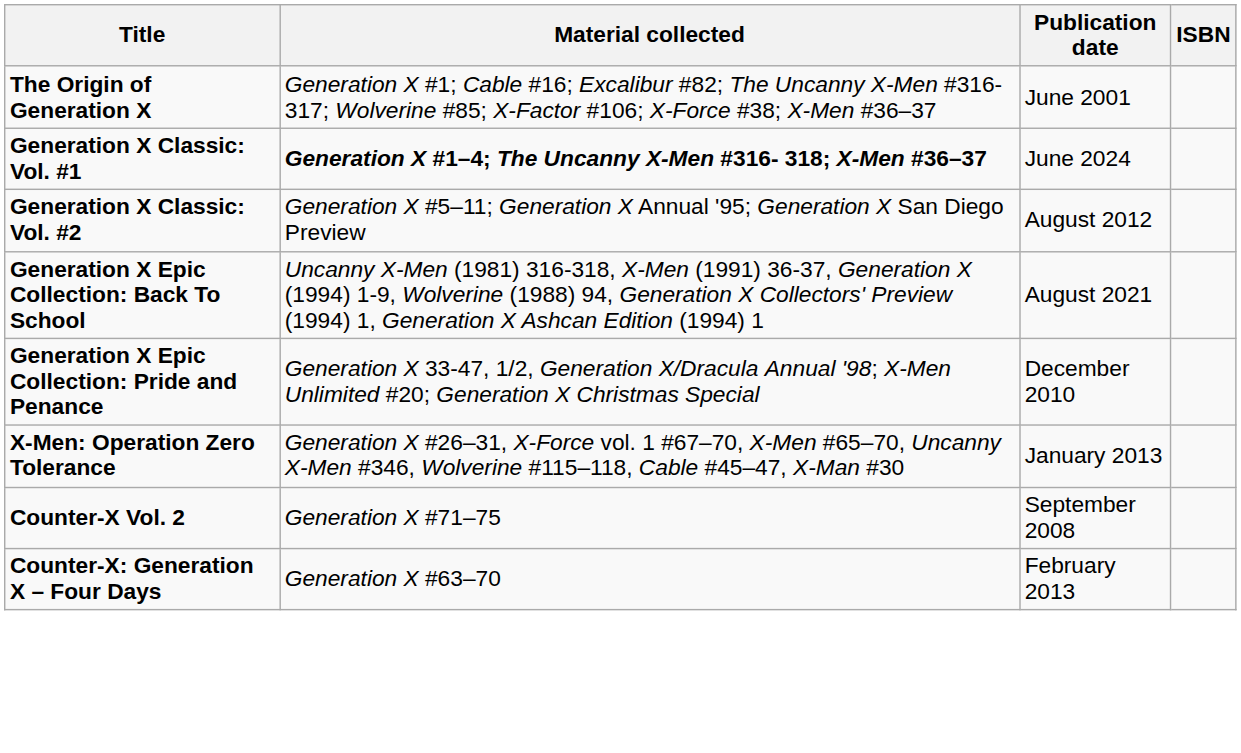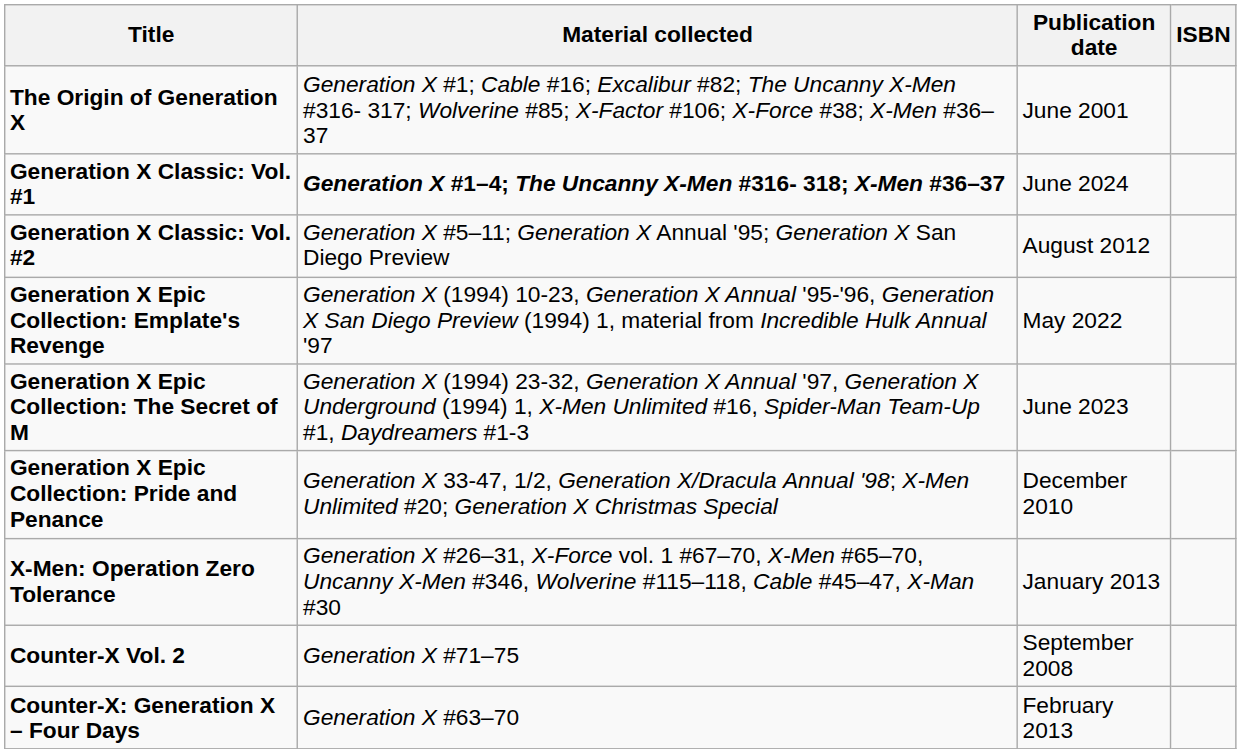- row: (115, 294)
+ row: (125, 320)
+ row: (144, 407)
